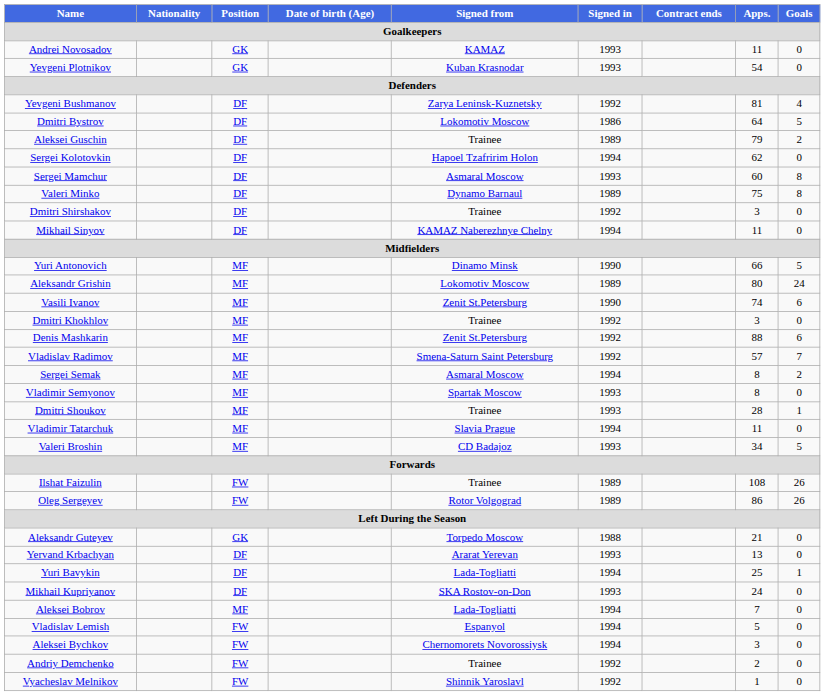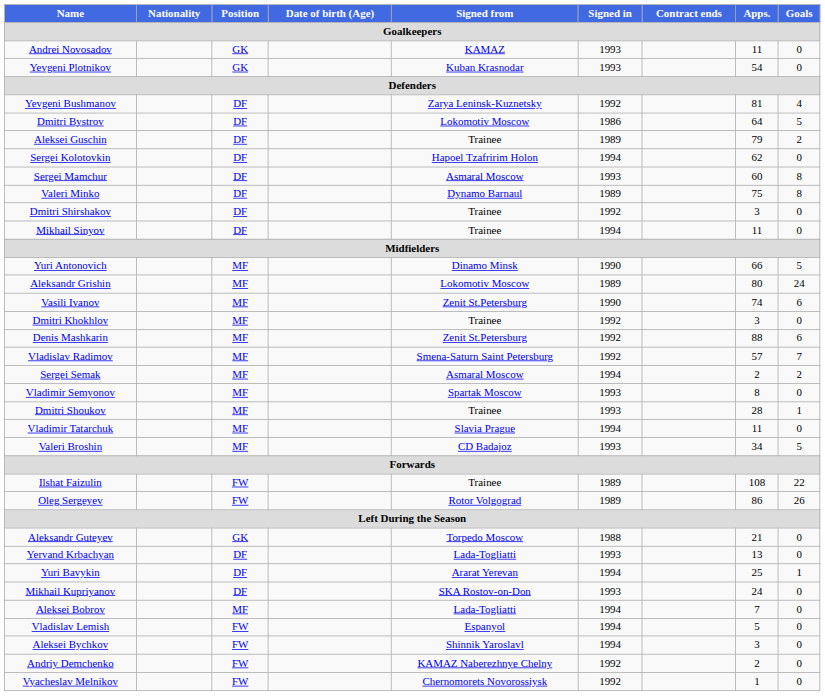(485, 230) KAMAZ Naberezhnye Chelny -> (485, 230) Trainee
(757, 374) 8 -> (757, 374) 2
(799, 483) 26 -> (799, 483) 22
(485, 555) Ararat Yerevan -> (485, 555) Lada-Togliatti
(485, 573) Lada-Togliatti -> (485, 573) Ararat Yerevan
(485, 645) Chernomorets Novorossiysk -> (485, 645) Shinnik Yaroslavl
(485, 663) Trainee -> (485, 663) KAMAZ Naberezhnye Chelny
(485, 681) Shinnik Yaroslavl -> (485, 681) Chernomorets Novorossiysk
